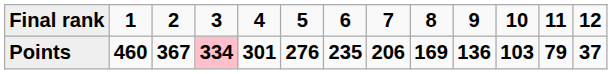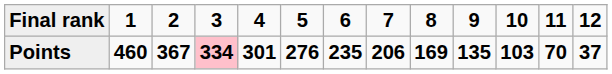(474, 52) 136 -> (474, 52) 135
(556, 52) 79 -> (556, 52) 70
